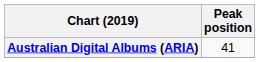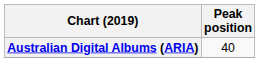(228, 47) 41 -> (228, 47) 40
